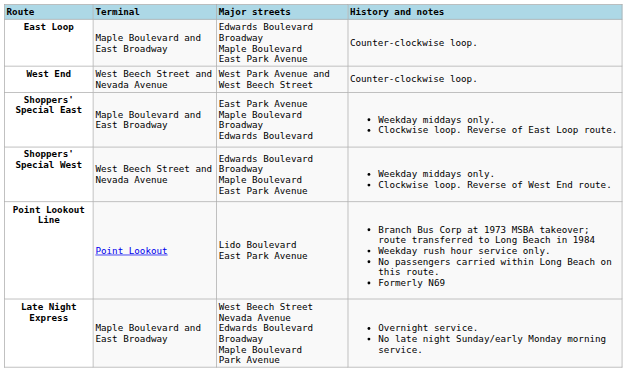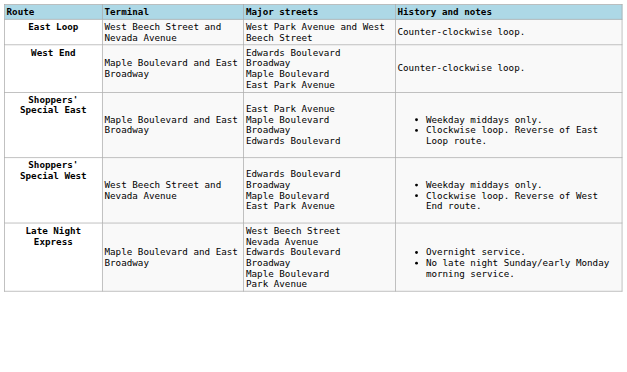(148, 43) Maple Boulevard and East Broadway -> (163, 32) West Beech Street and Nevada Avenue
(266, 43) Edwards Boulevard Broadway Maple Boulevard East Park Avenue -> (315, 32) West Park Avenue and West Beech Street
(154, 79) West Beech Street and Nevada Avenue -> (171, 69) Maple Boulevard and East Broadway
(274, 79) West Park Avenue and West Beech Street -> (293, 69) Edwards Boulevard Broadway Maple Boulevard East Park Avenue
- row: (49, 215)
